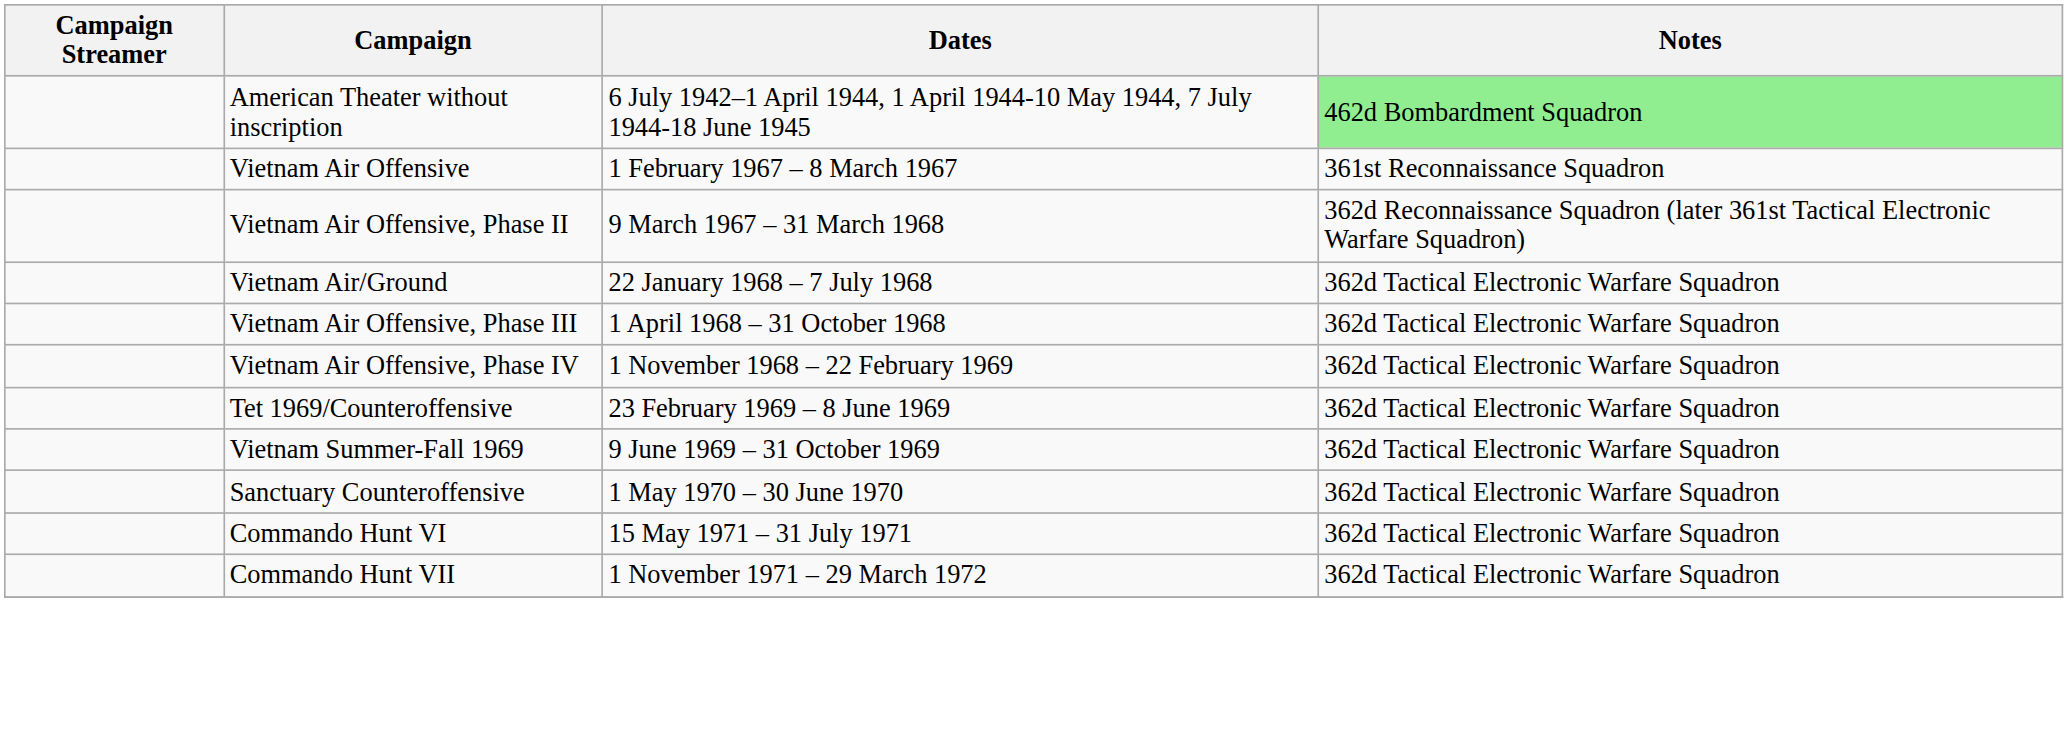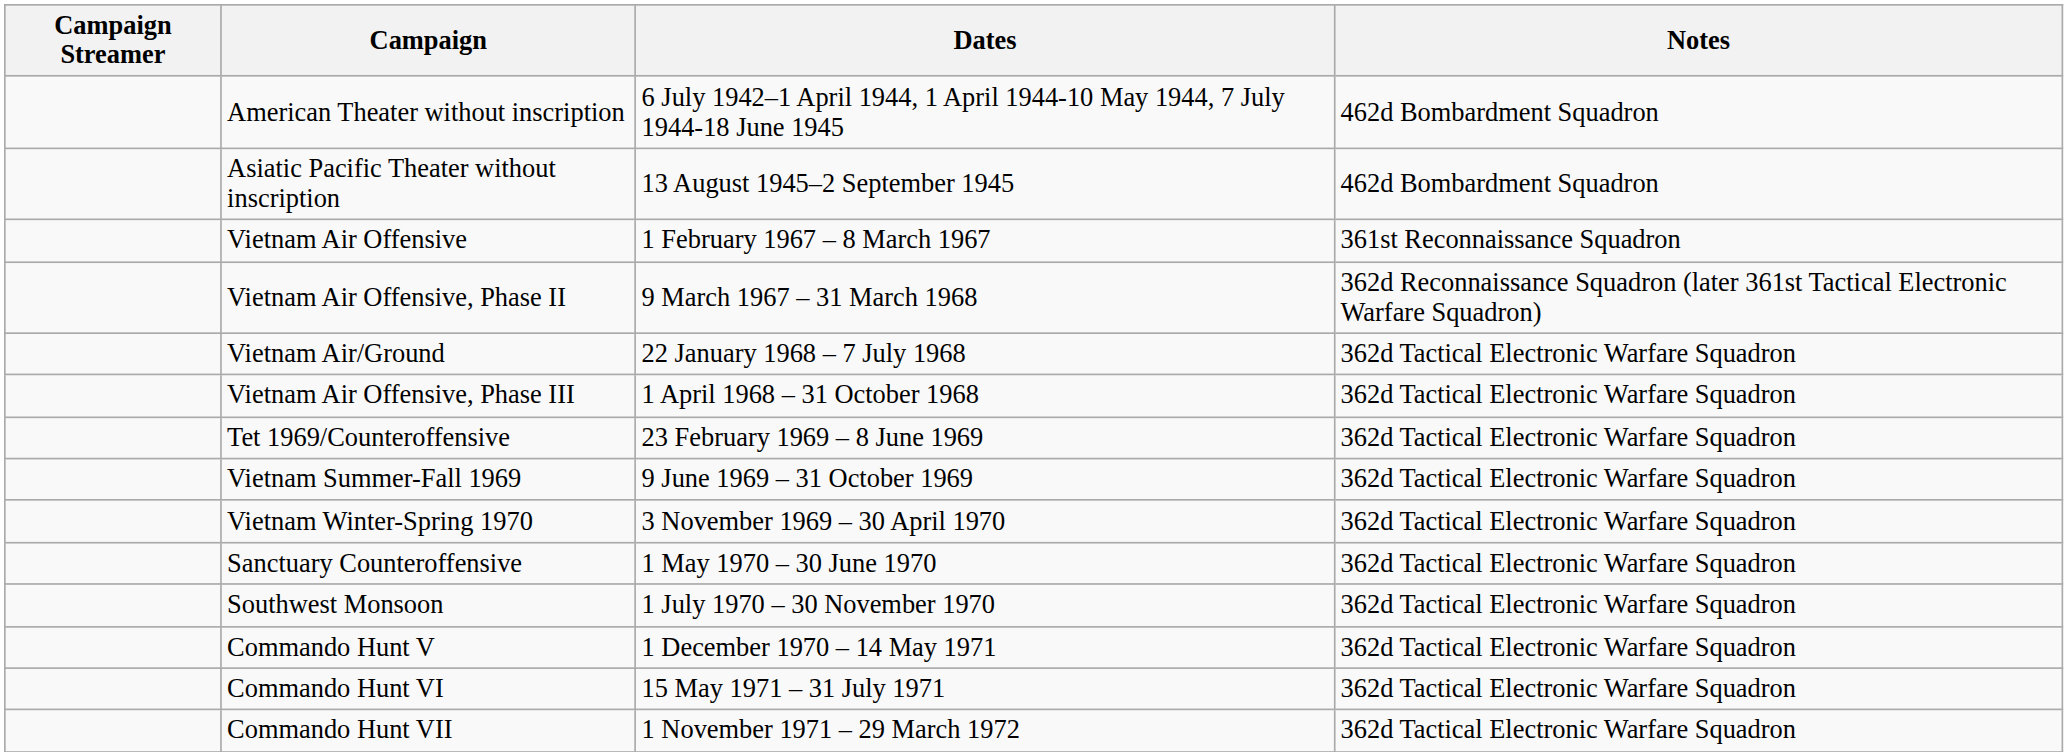(1483, 111) lightgreen background -> (1500, 111) no background
+ row: (391, 183)
- row: (404, 365)
+ row: (380, 521)
+ row: (335, 604)
+ row: (331, 646)
